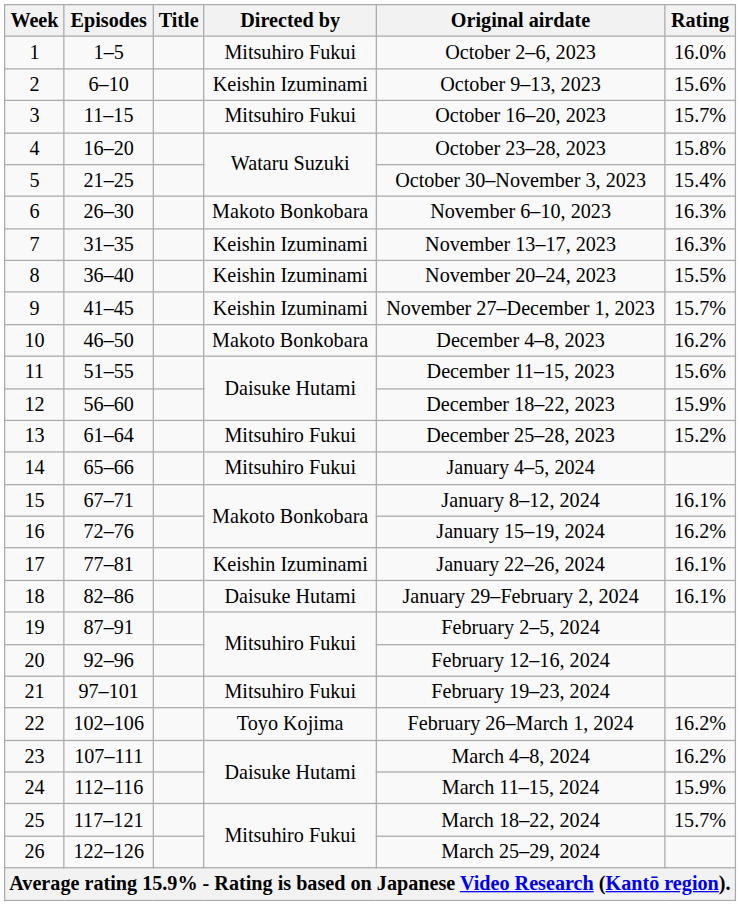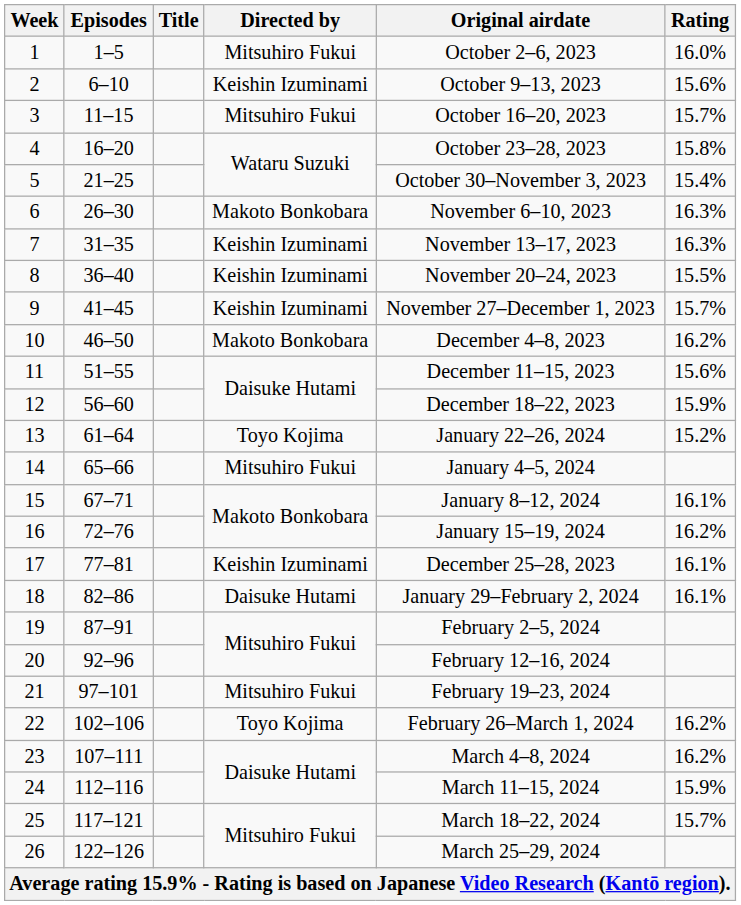(290, 436) Mitsuhiro Fukui -> (290, 436) Toyo Kojima
(521, 436) December 25–28, 2023 -> (521, 436) January 22–26, 2024
(521, 564) January 22–26, 2024 -> (521, 564) December 25–28, 2023
